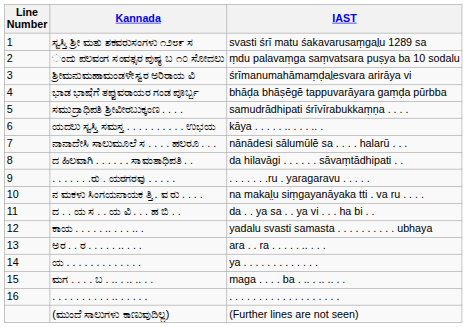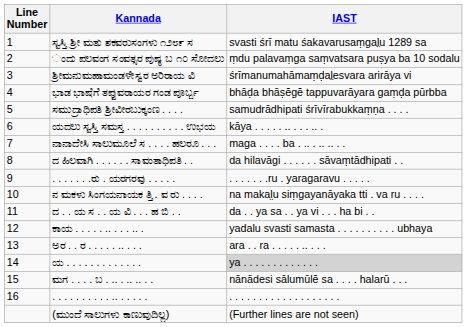(318, 144) nānādesi sālumūlĕ sa . . . . halarū . . . -> (287, 144) maga . . . . ba . .. . .. .. . .
(274, 263) no background -> (274, 263) lightgrey background
(287, 280) maga . . . . ba . .. . .. .. . . -> (318, 280) nānādesi sālumūlĕ sa . . . . halarū . . .
